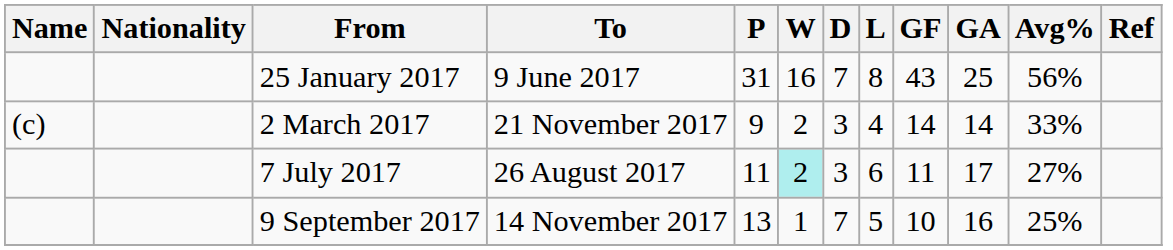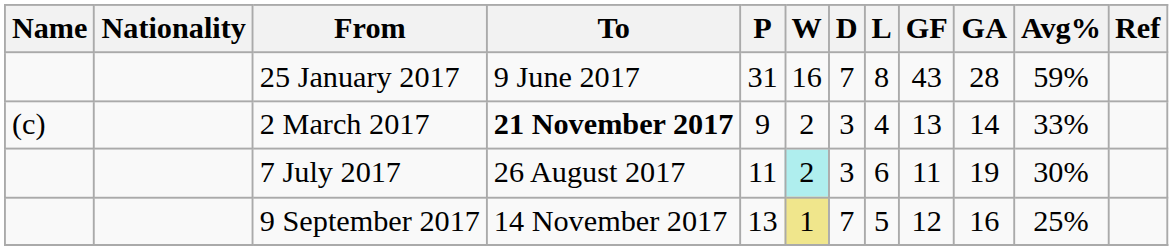(978, 76) 25 -> (984, 76) 28
(1055, 76) 56% -> (1061, 76) 59%
(611, 124) normal -> (614, 124) bold
(921, 124) 14 -> (927, 124) 13
(978, 172) 17 -> (984, 172) 19
(1055, 172) 27% -> (1061, 172) 30%
(801, 220) no background -> (807, 220) khaki background
(921, 220) 10 -> (927, 220) 12
